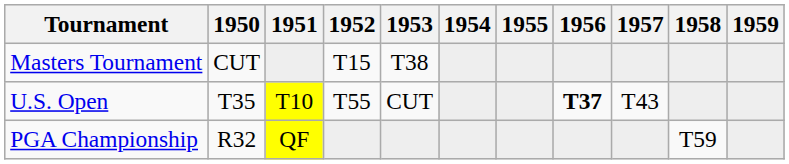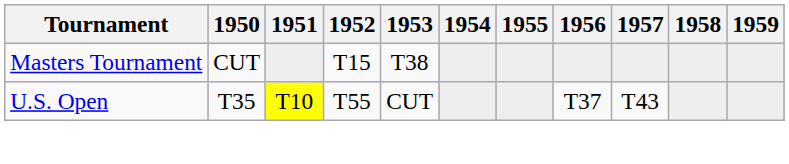(583, 101) bold -> (583, 101) normal
- row: (104, 139)
